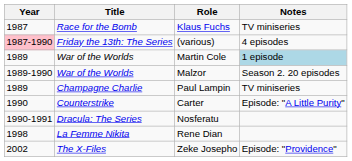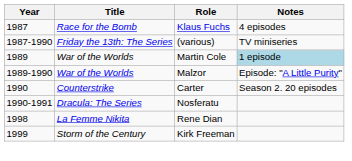(271, 27) TV miniseries -> (262, 27) 4 episodes
(29, 42) pink background -> (29, 42) no background
(265, 42) 4 episodes -> (268, 42) TV miniseries
(291, 73) Season 2. 20 episodes -> (291, 73) Episode: "A Little Purity"
- row: (204, 88)
(293, 103) Episode: "A Little Purity" -> (288, 88) Season 2. 20 episodes
+ row: (206, 133)
- row: (207, 149)
